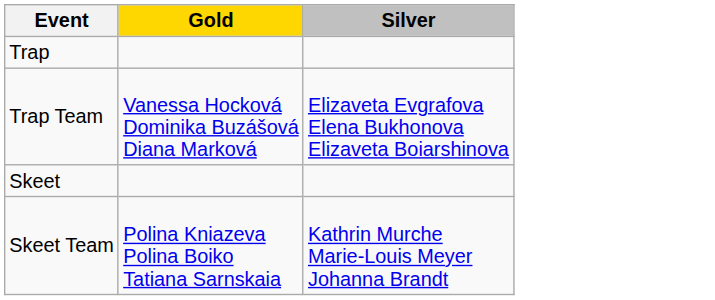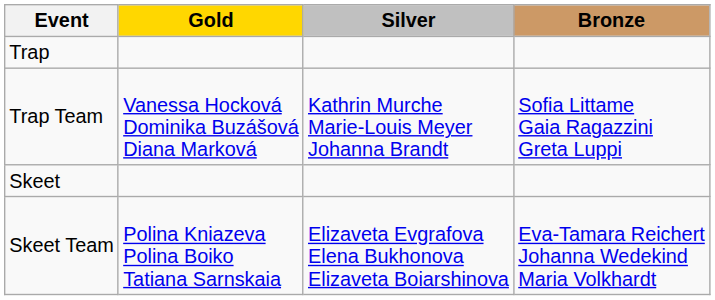+ column: (612, 21)
(408, 128) Elizaveta Evgrafova Elena Bukhonova Elizaveta Boiarshinova -> (390, 128) Kathrin Murche Marie-Louis Meyer Johanna Brandt
(390, 257) Kathrin Murche Marie-Louis Meyer Johanna Brandt -> (408, 257) Elizaveta Evgrafova Elena Bukhonova Elizaveta Boiarshinova
